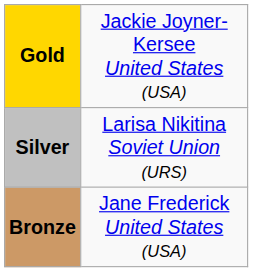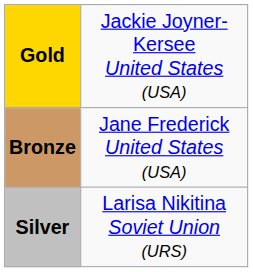rows swapped: (42, 146) <-> (42, 226)
